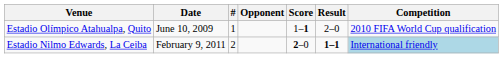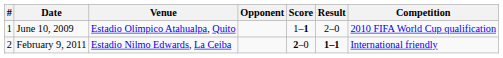columns swapped: (233, 12) <-> (79, 12)
(394, 45) lightblue background -> (394, 45) no background
